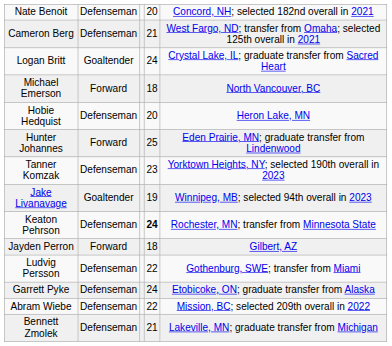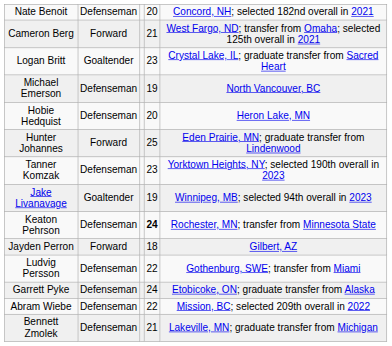(109, 34) Defenseman -> (109, 34) Forward
(152, 61) 24 -> (152, 61) 23
(109, 88) Forward -> (109, 88) Defenseman
(152, 88) 18 -> (152, 88) 19
